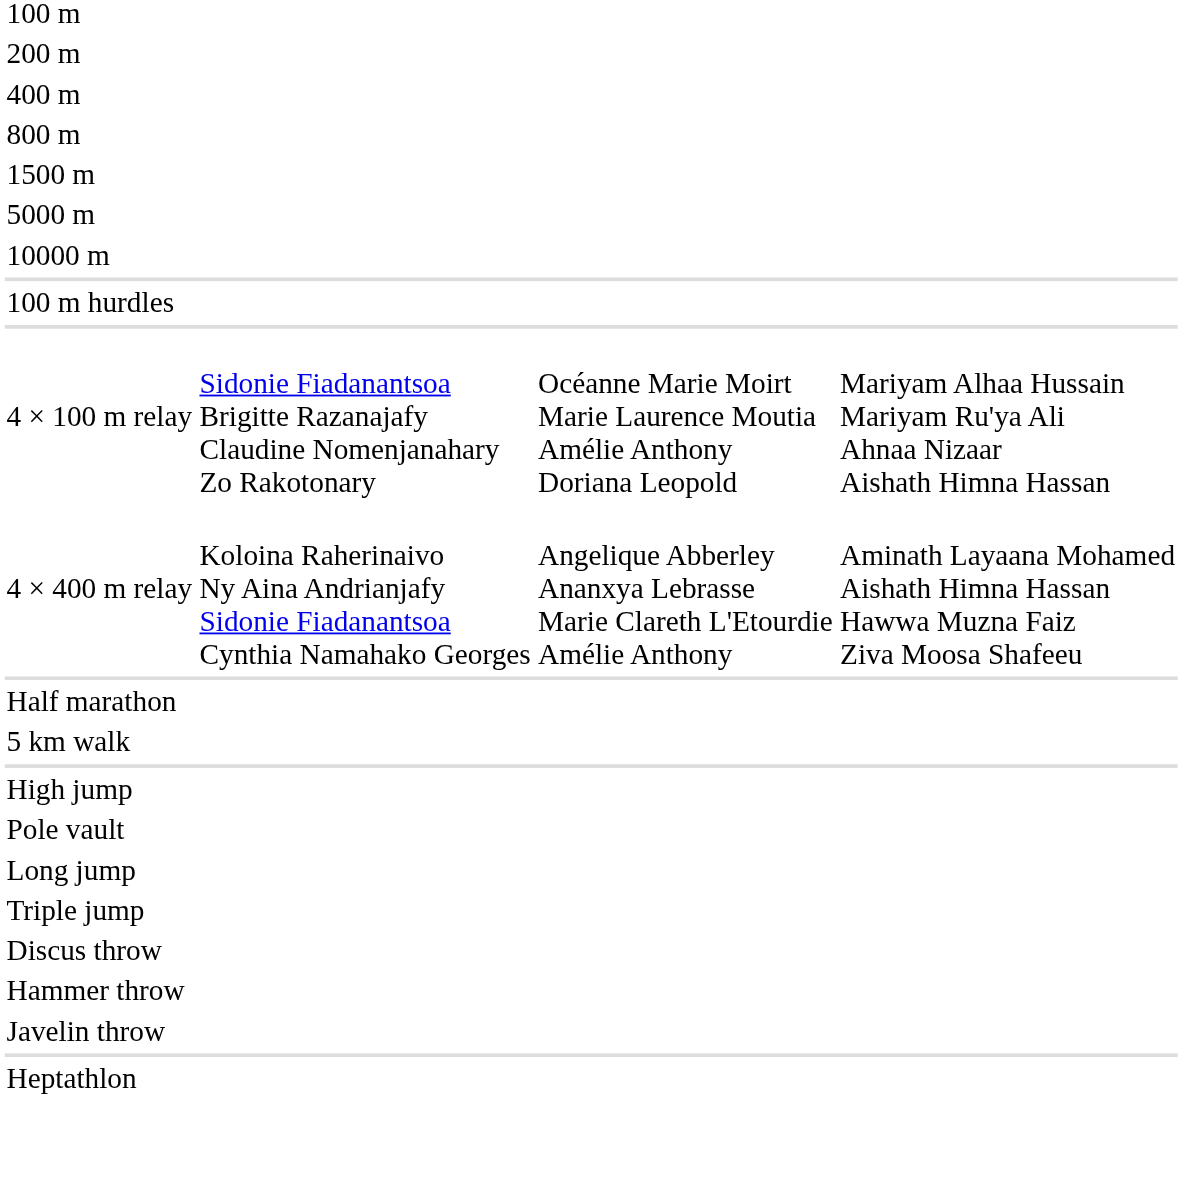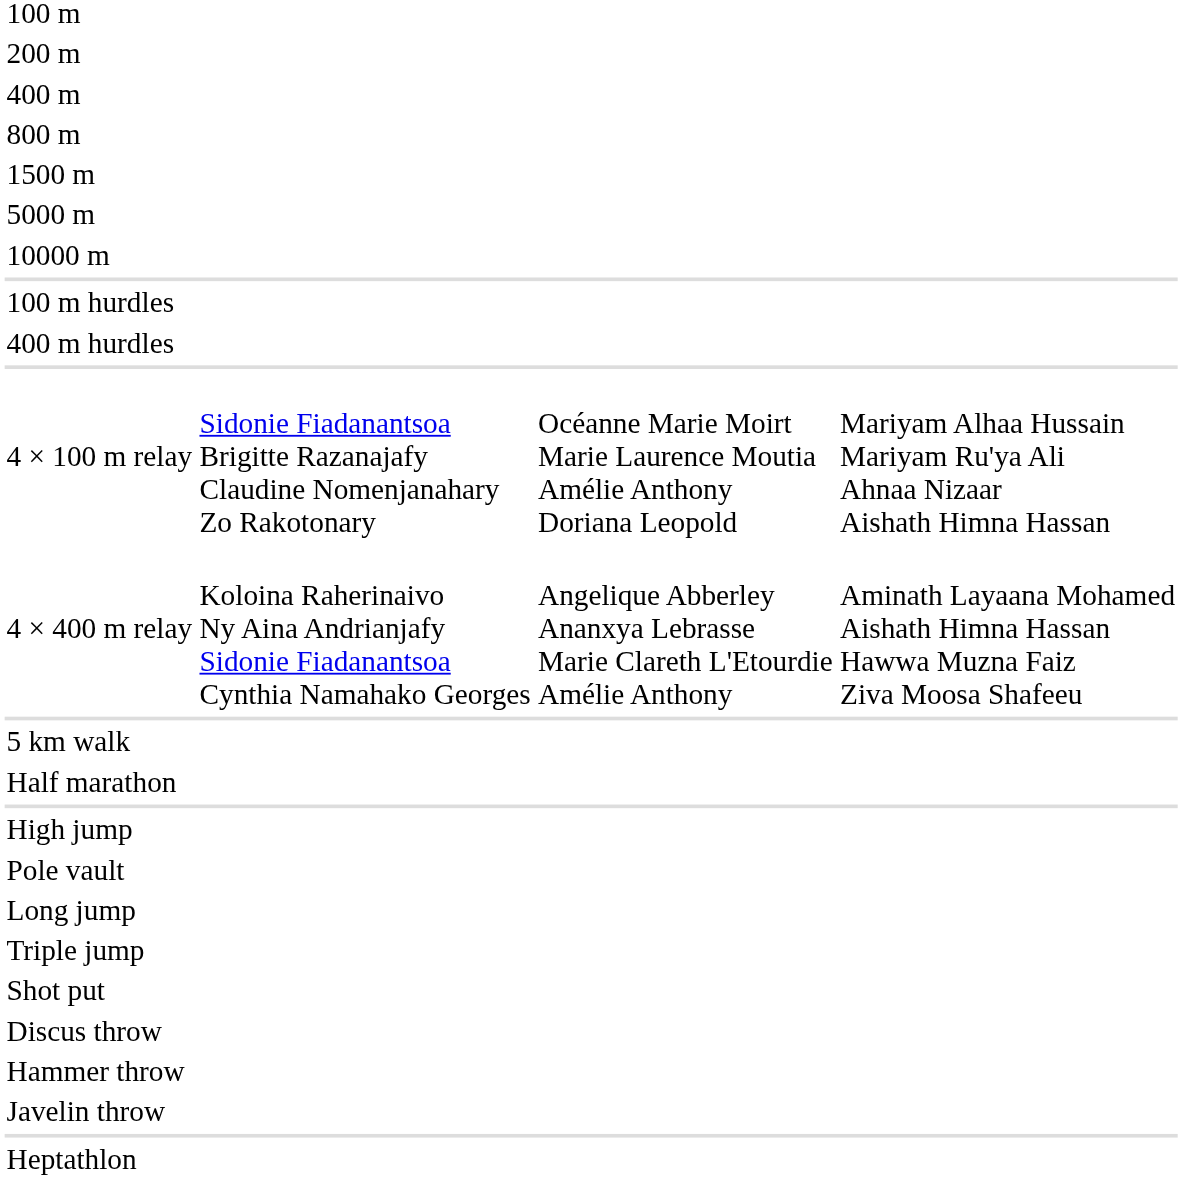+ row: (90, 342)
rows swapped: (68, 741) <-> (91, 701)
+ row: (56, 990)
